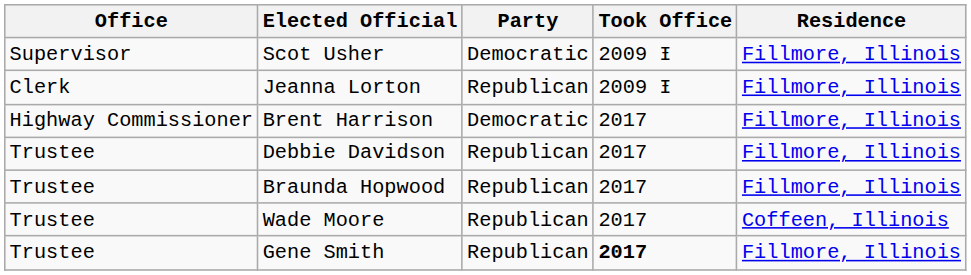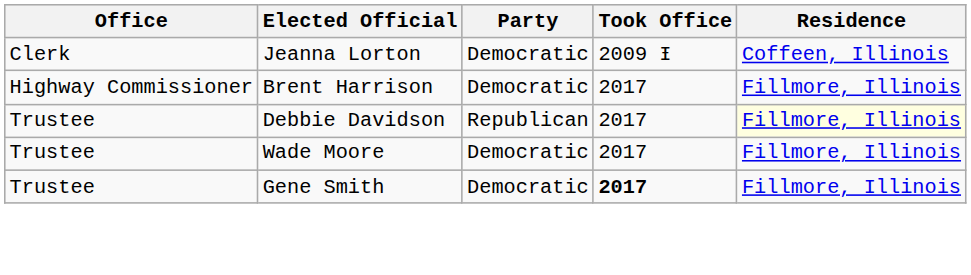- row: (324, 54)
(528, 87) Republican -> (528, 54) Democratic
(851, 87) Fillmore, Illinois -> (845, 54) Coffeen, Illinois
(851, 154) no background -> (851, 120) lightyellow background
- row: (354, 187)
(528, 220) Republican -> (528, 154) Democratic
(845, 220) Coffeen, Illinois -> (851, 154) Fillmore, Illinois
(528, 253) Republican -> (528, 187) Democratic
